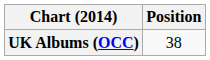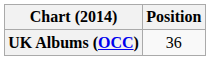(174, 42) 38 -> (174, 42) 36
